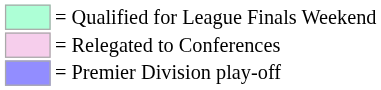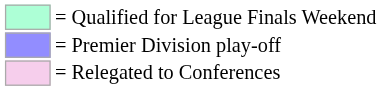rows swapped: (168, 72) <-> (168, 45)
